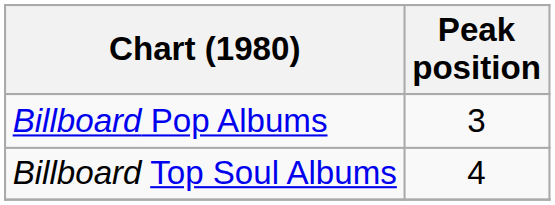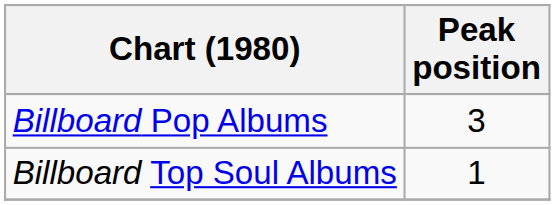(477, 173) 4 -> (477, 173) 1
